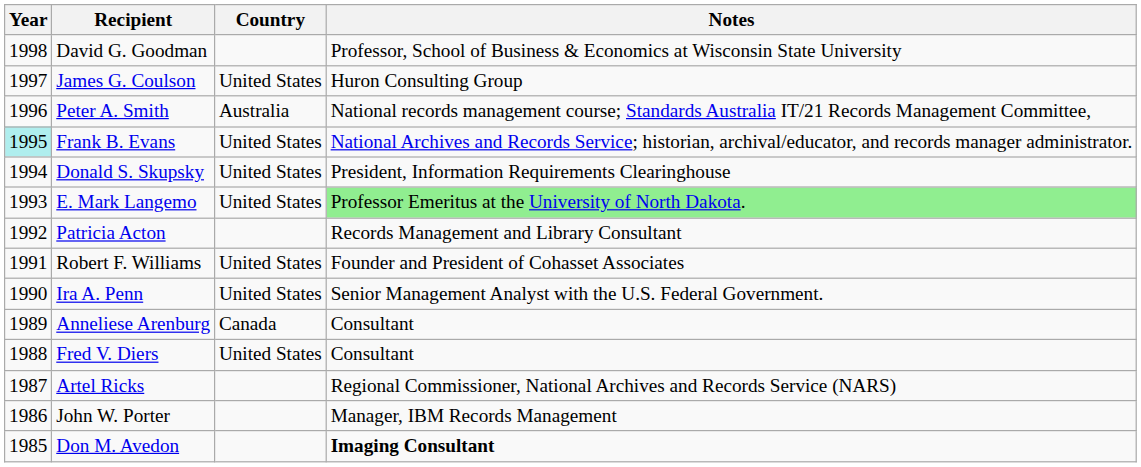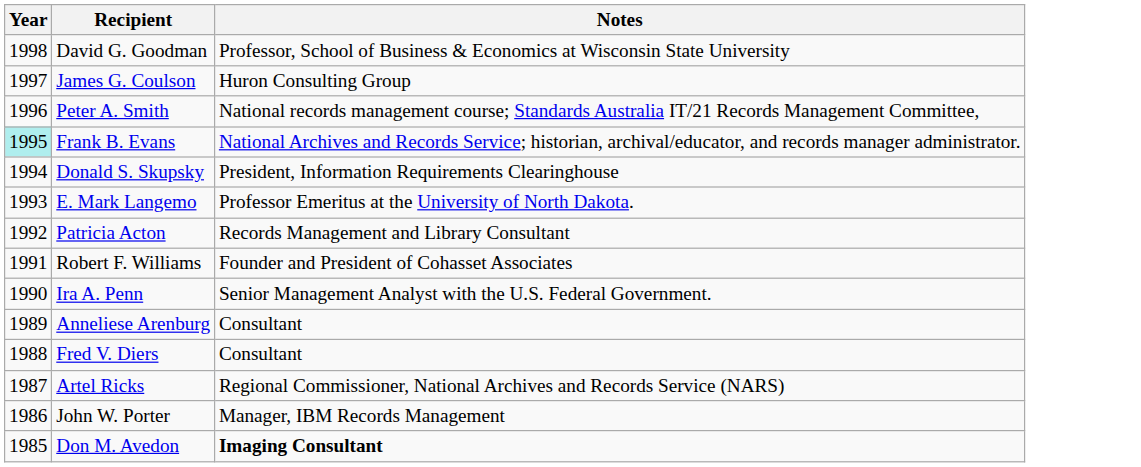- column: (270, 19)
(538, 202) lightgreen background -> (426, 202) no background
